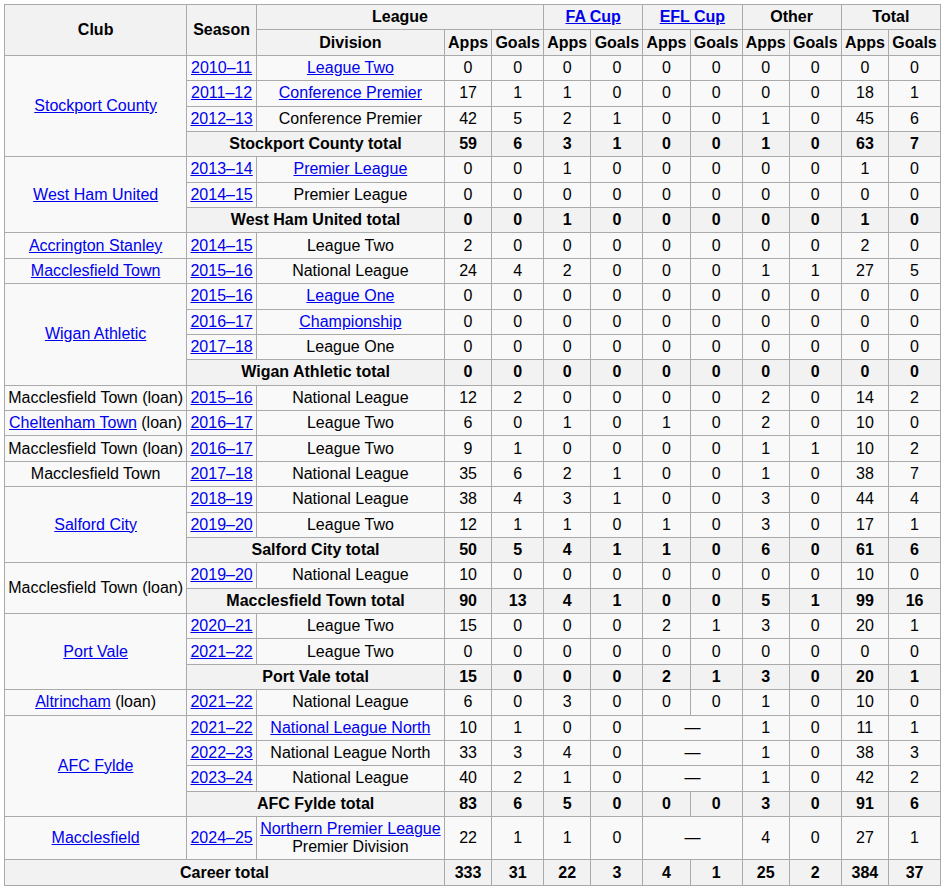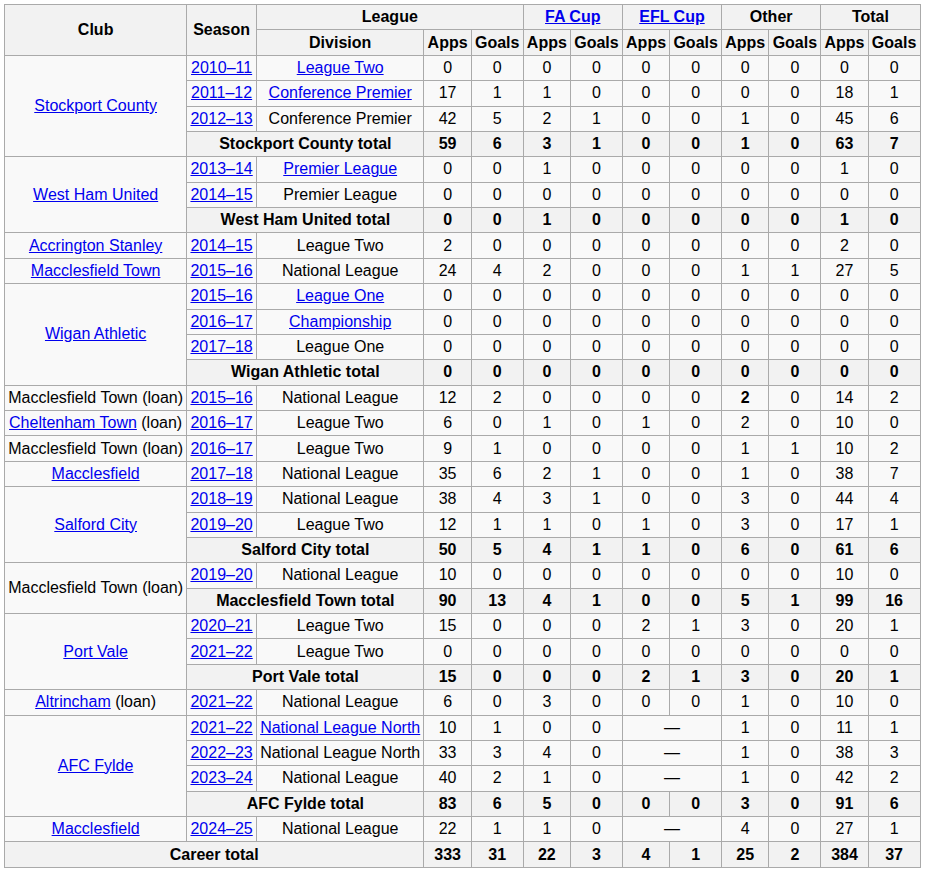(766, 397) normal -> (745, 397) bold
(96, 473) Macclesfield Town -> (96, 473) Macclesfield
(350, 838) Northern Premier League Premier Division -> (340, 829) National League
